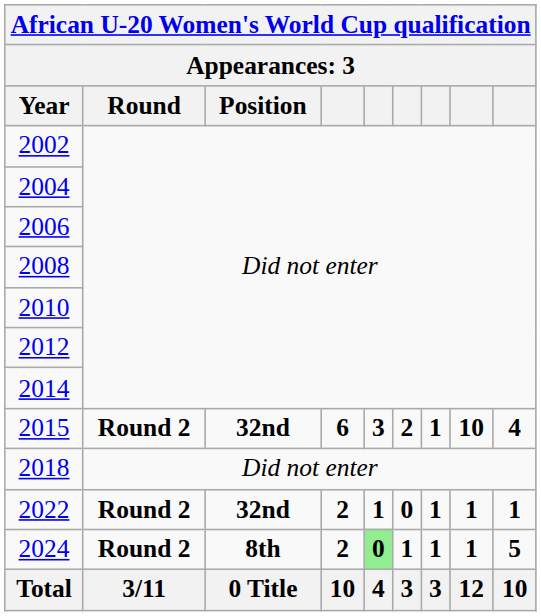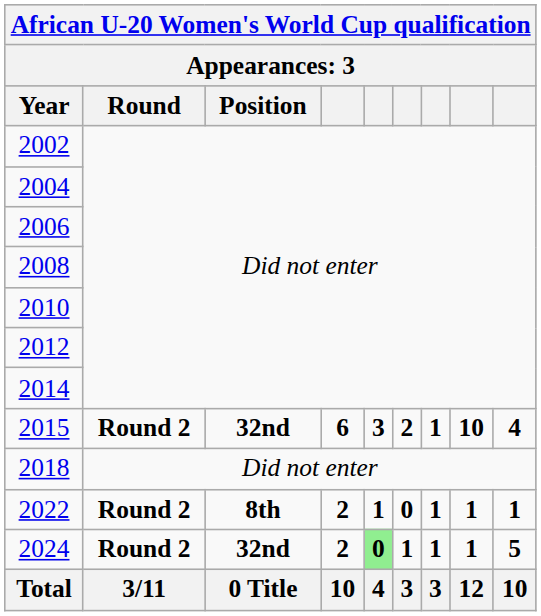(263, 508) 32nd -> (263, 508) 8th
(263, 549) 8th -> (263, 549) 32nd
